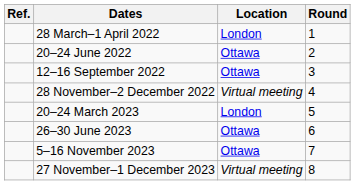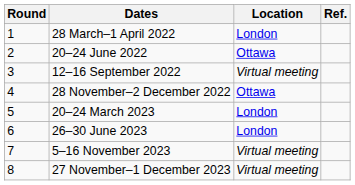columns swapped: (328, 14) <-> (19, 14)
(240, 72) Ottawa -> (277, 72) Virtual meeting
(262, 92) Virtual meeting -> (256, 92) Ottawa
(240, 131) Ottawa -> (257, 131) London
(240, 151) Ottawa -> (277, 151) Virtual meeting
